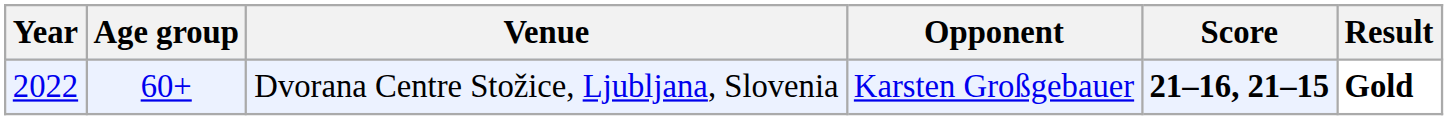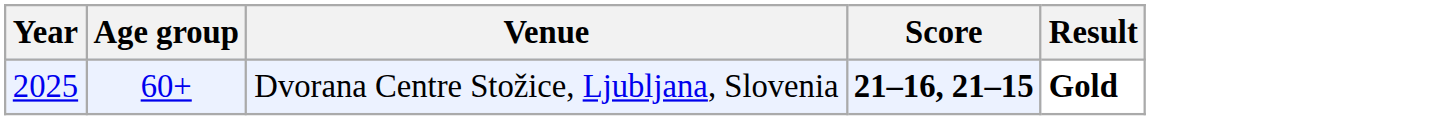- column: (994, 31)
(45, 85) 2022 -> (45, 85) 2025
